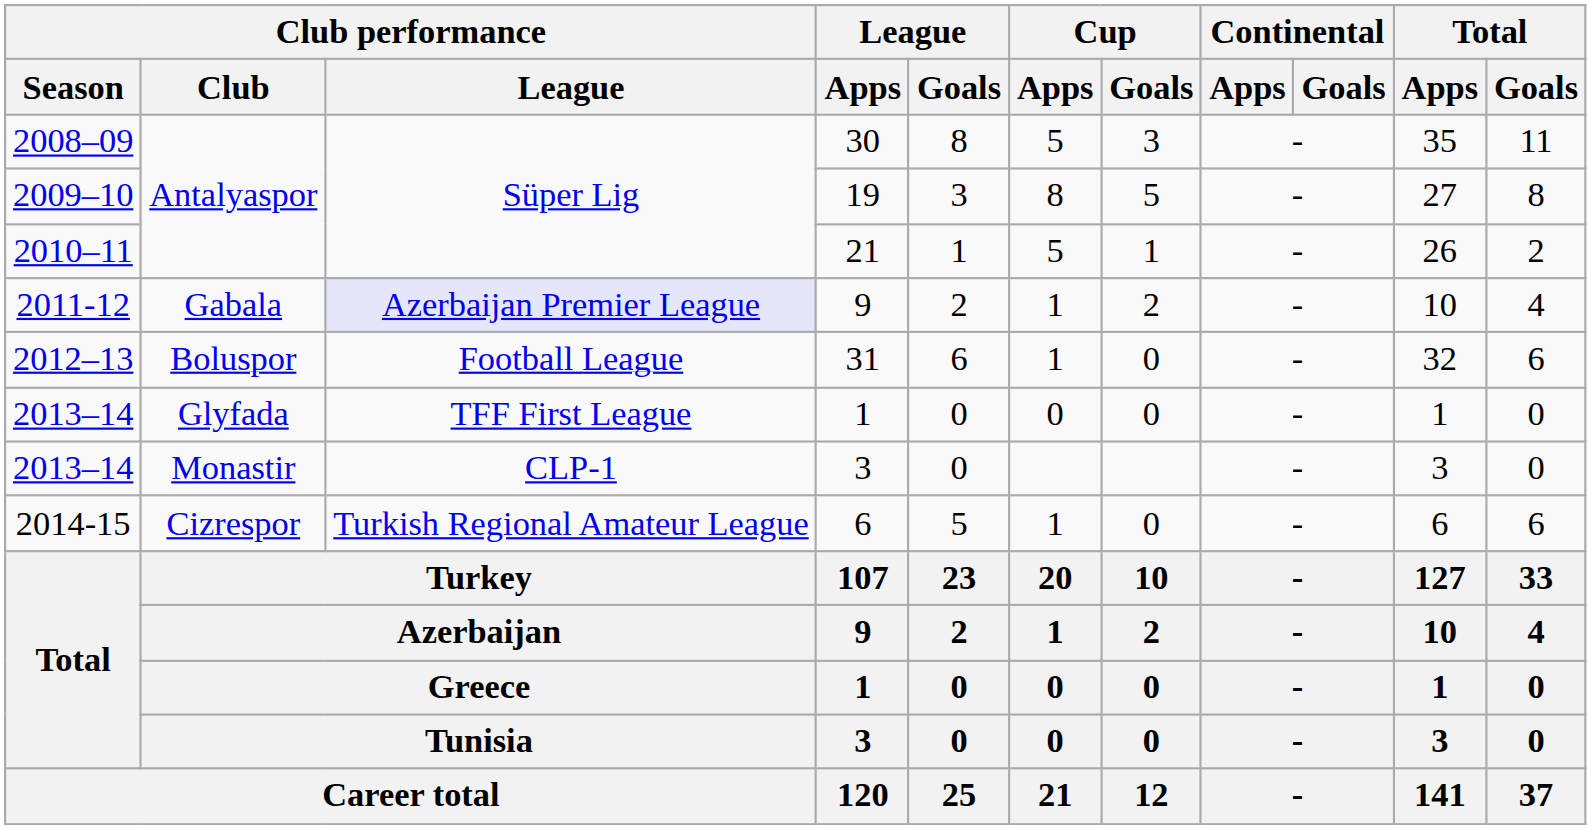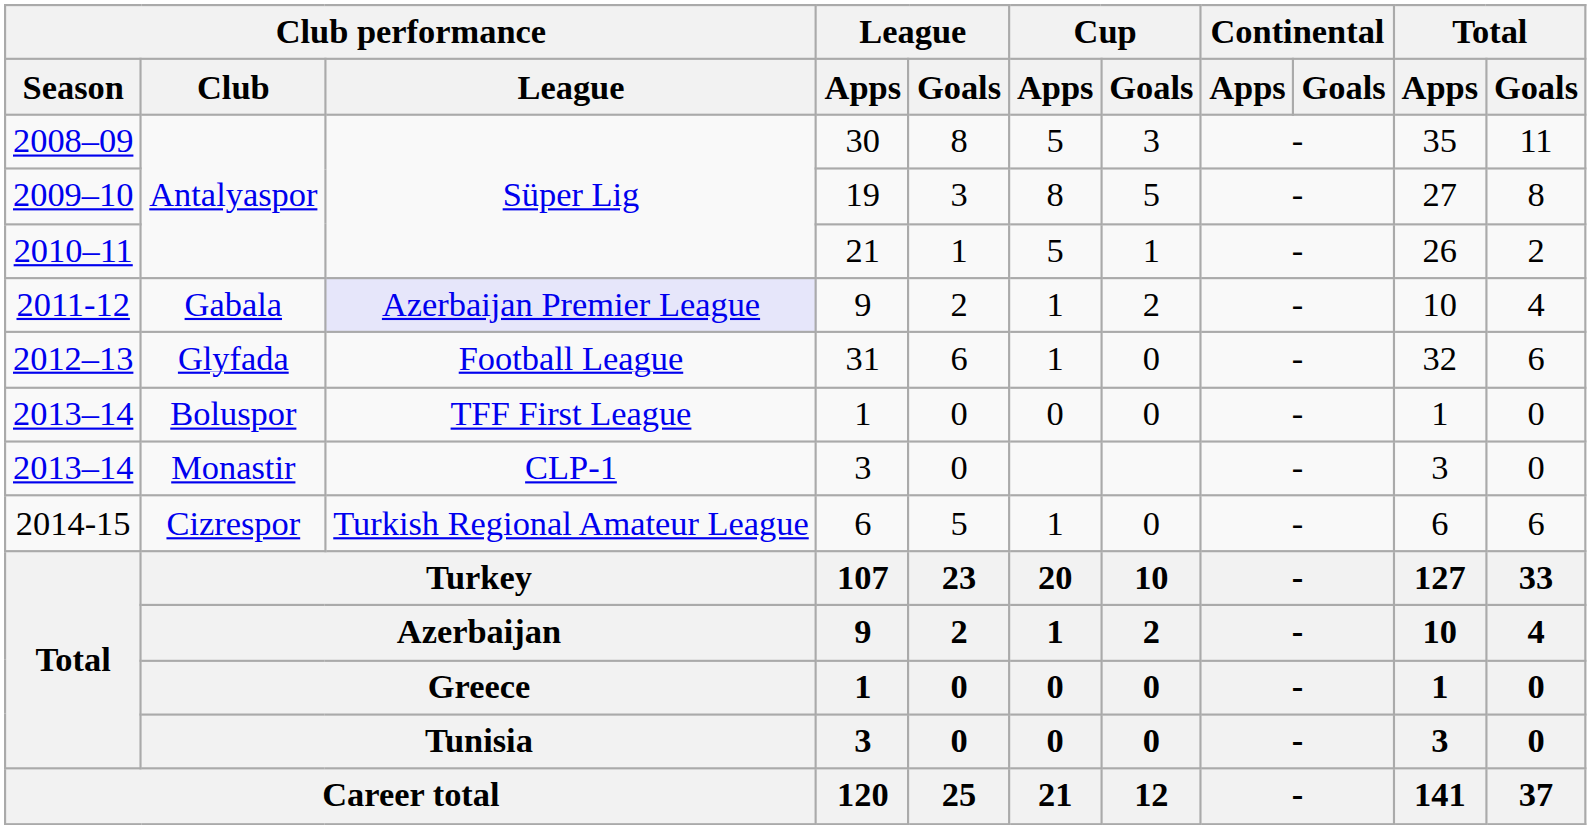(233, 359) Boluspor -> (233, 359) Glyfada
(233, 413) Glyfada -> (233, 413) Boluspor
